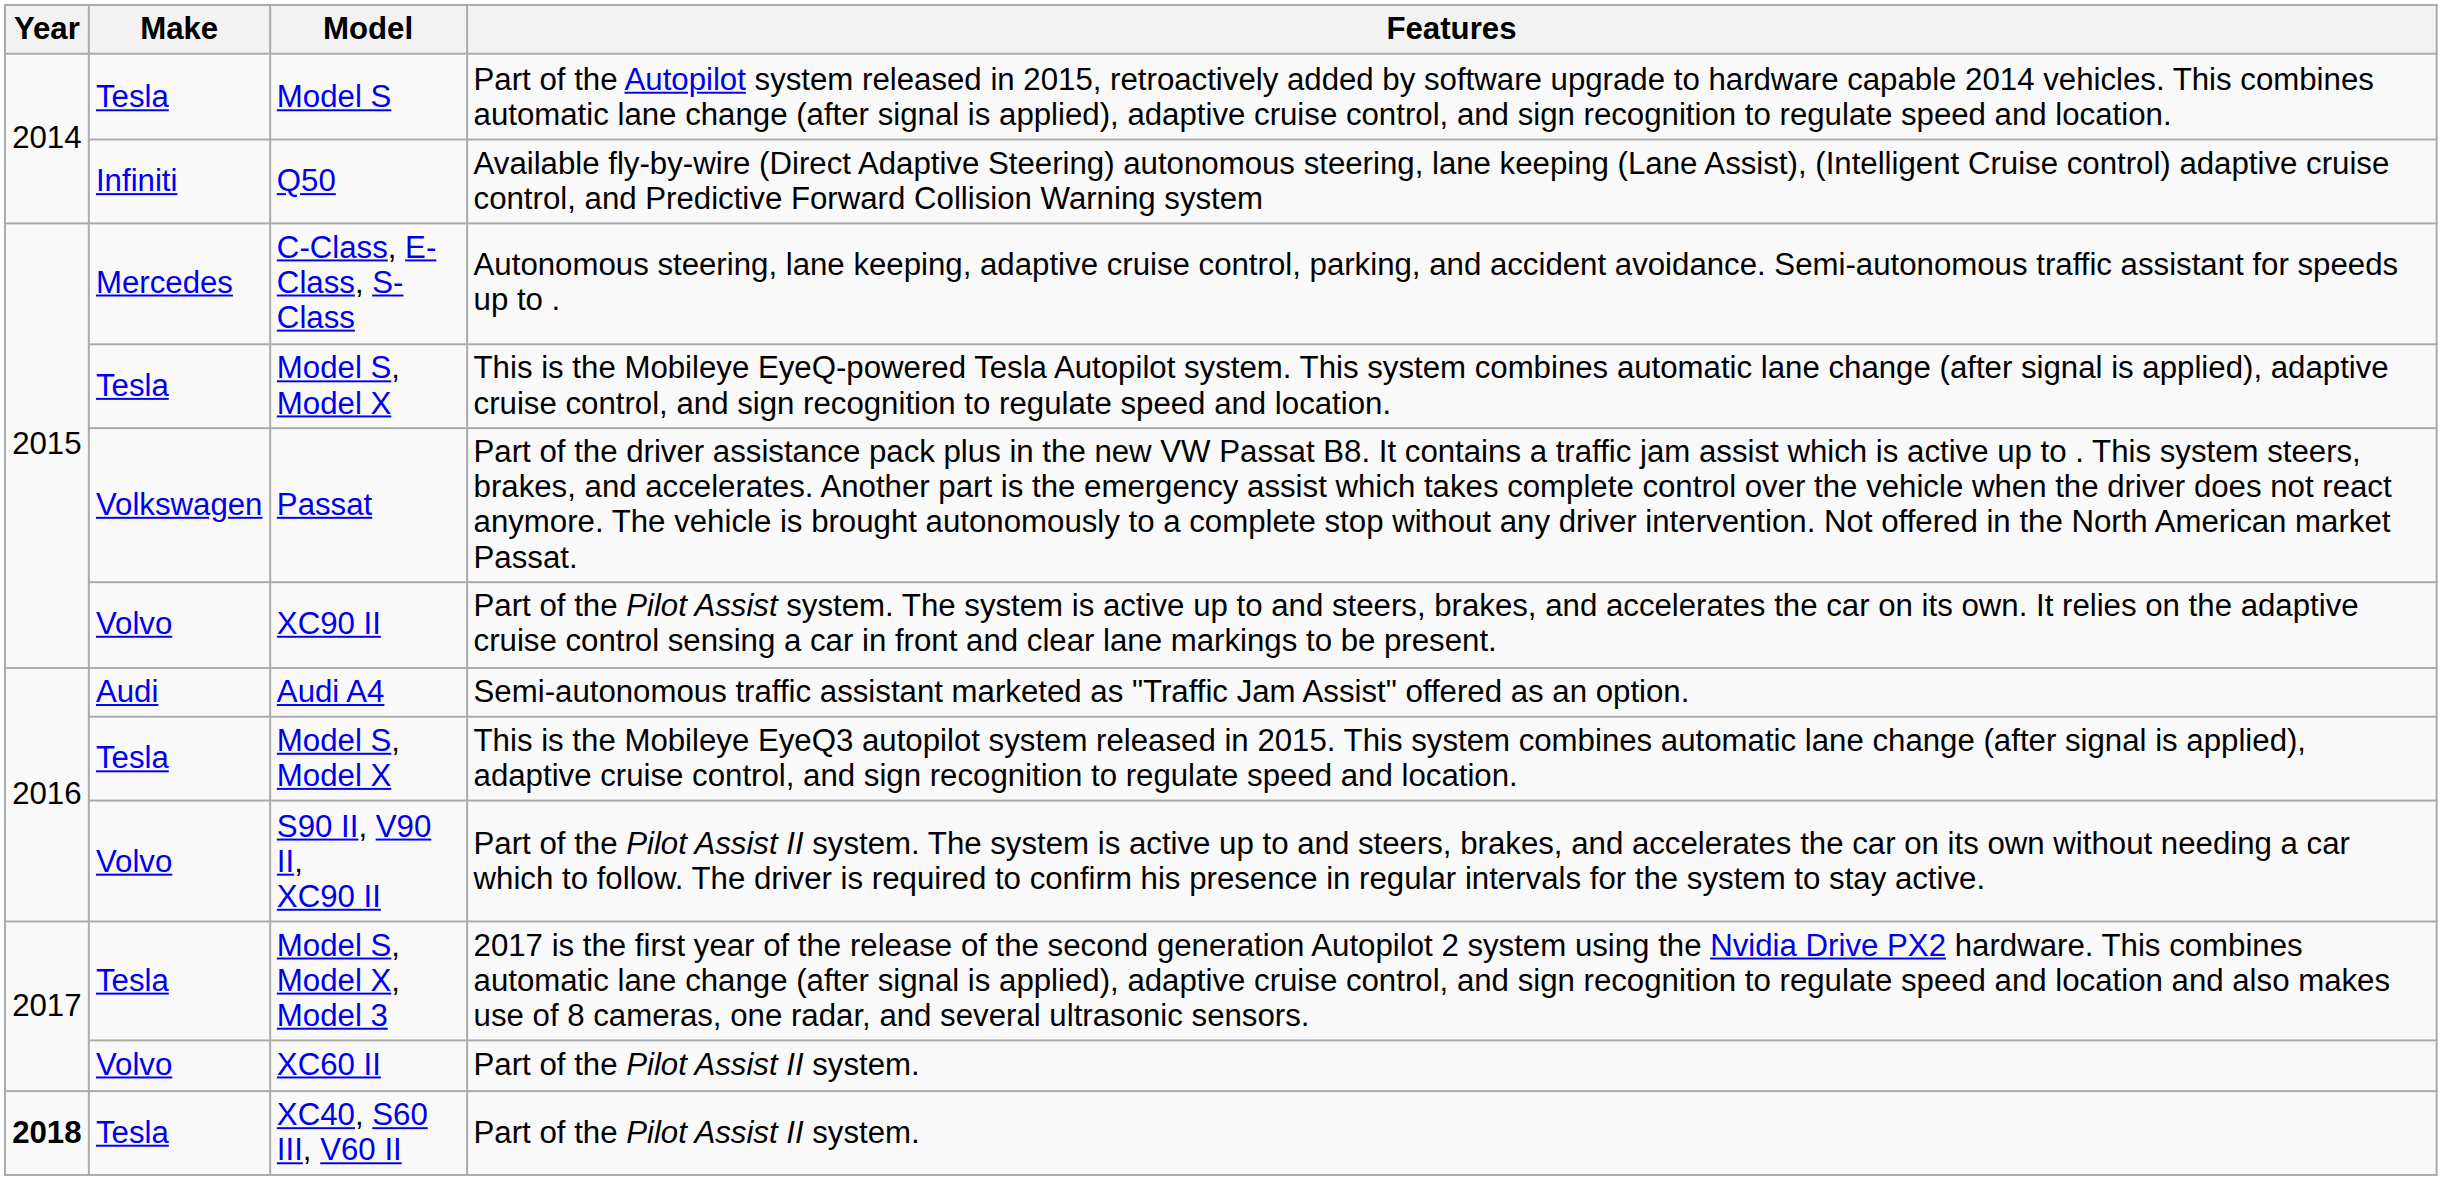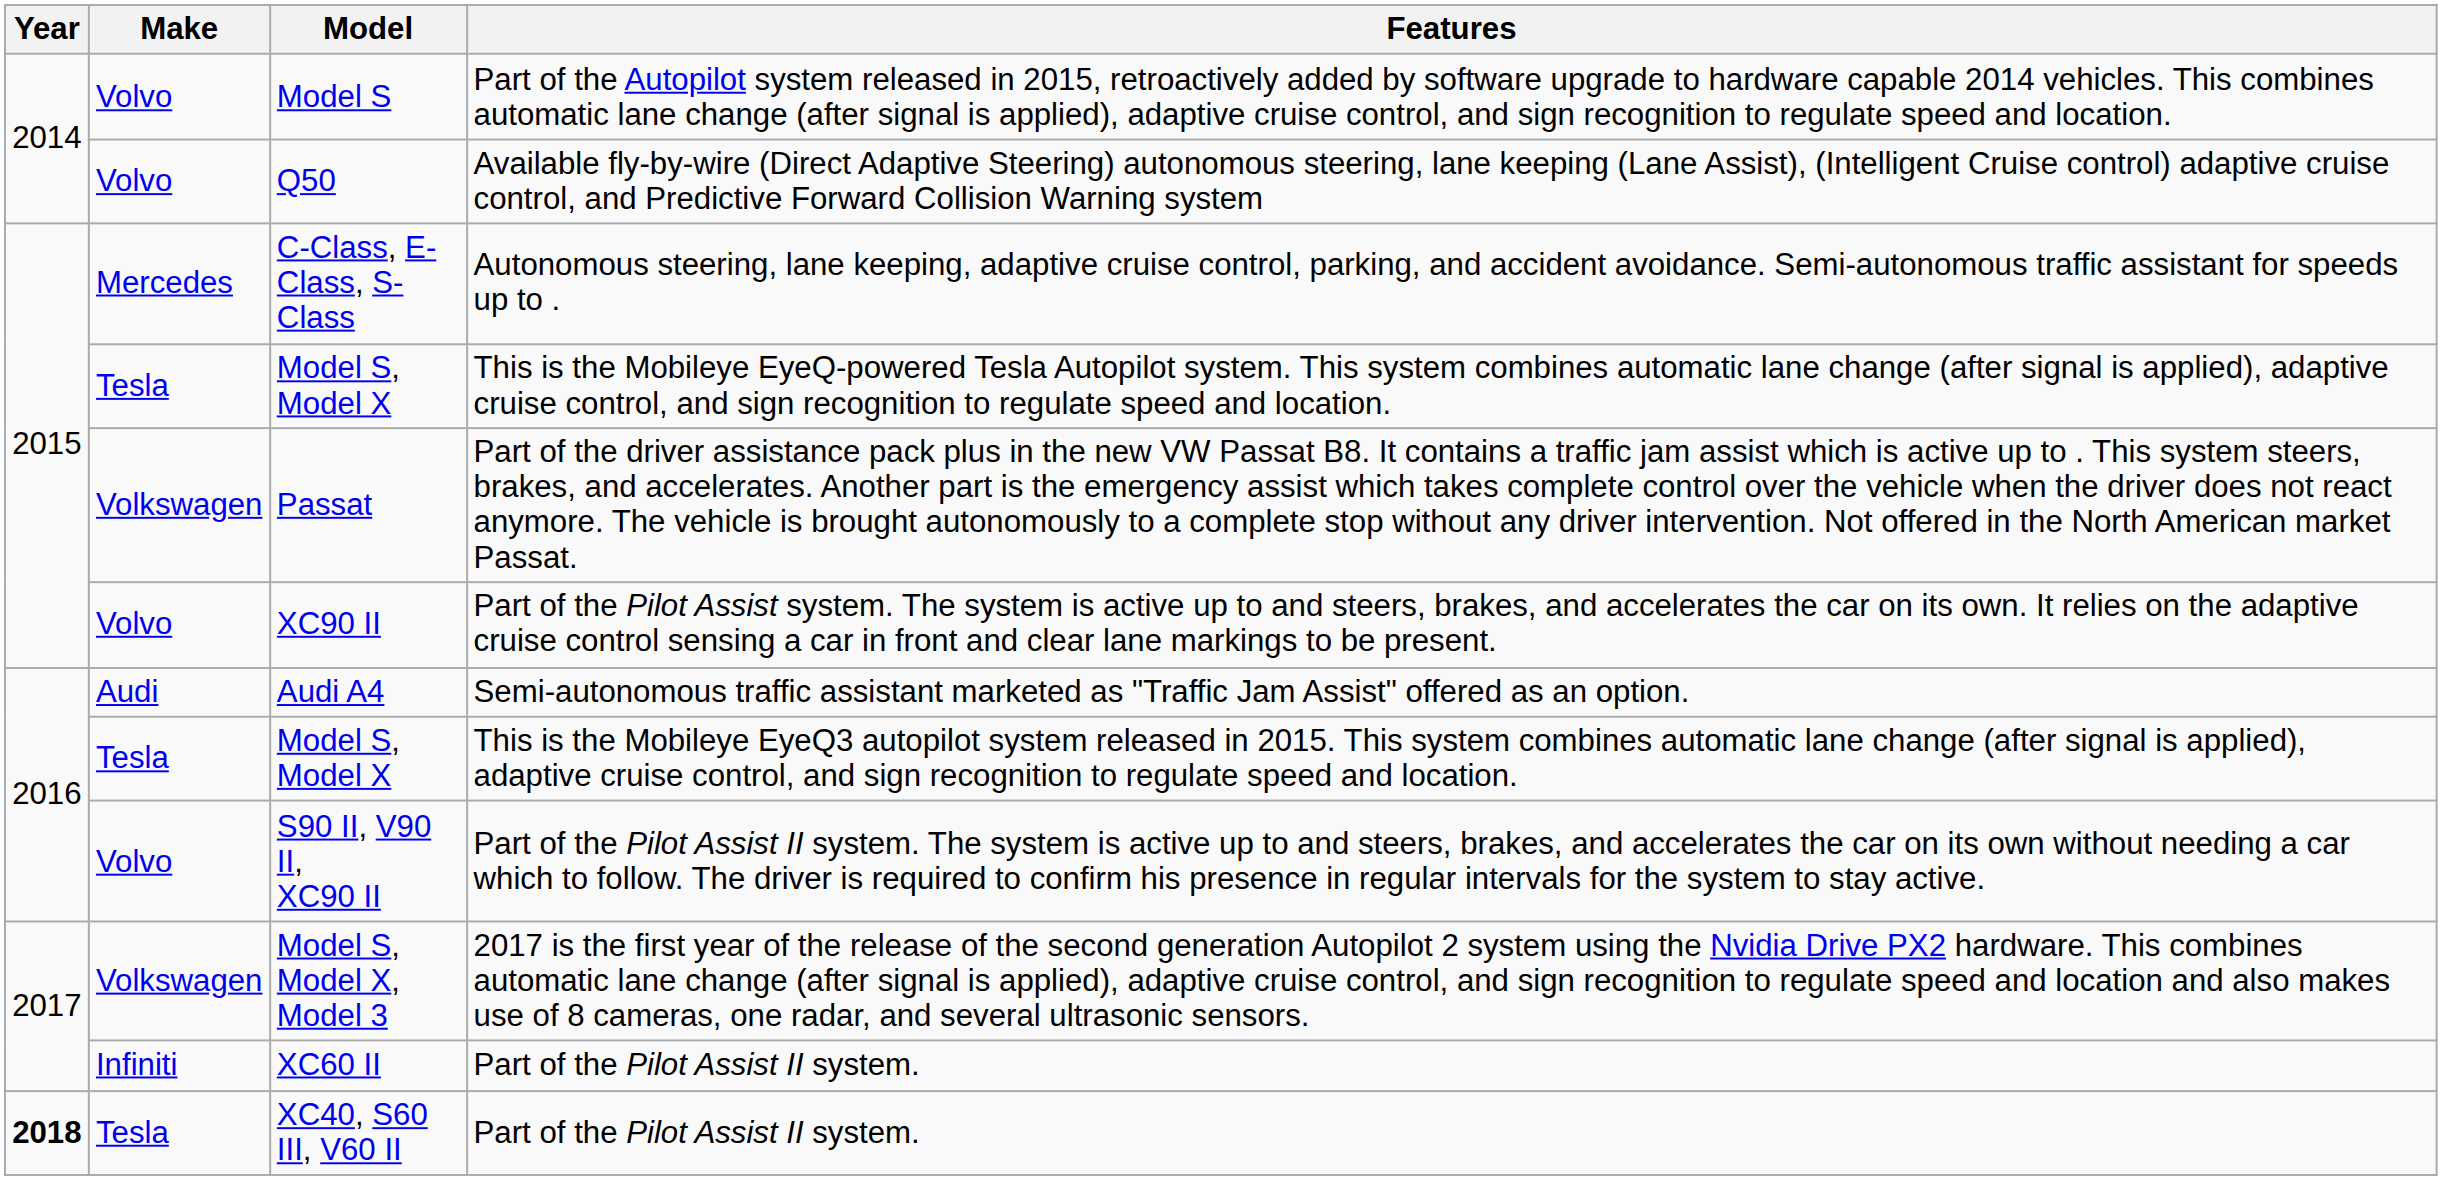(132, 96) Tesla -> (134, 96) Volvo
(137, 180) Infiniti -> (134, 180) Volvo
(132, 980) Tesla -> (179, 980) Volkswagen
(134, 1064) Volvo -> (137, 1064) Infiniti
